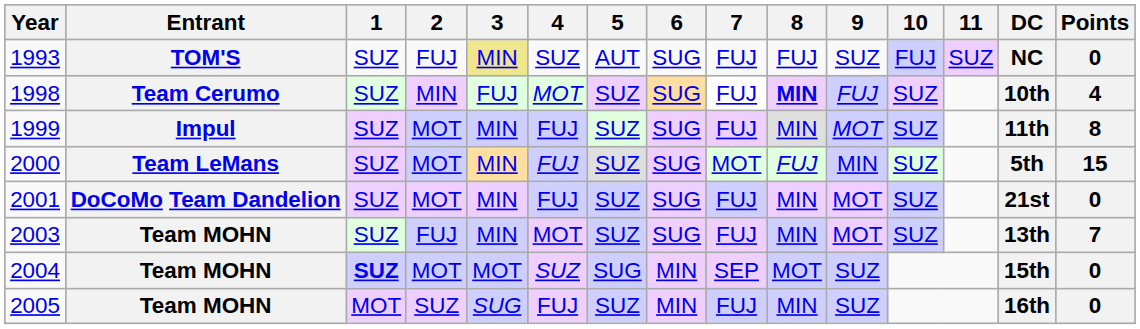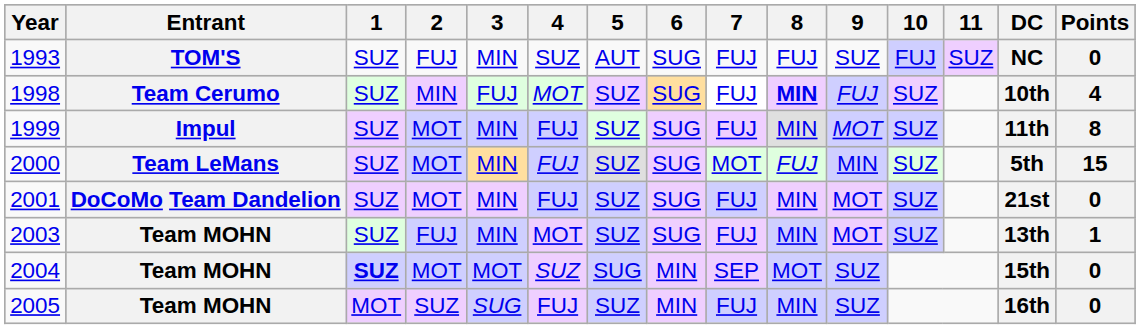(497, 57) khaki background -> (497, 57) no background
(1095, 234) 7 -> (1095, 234) 1
